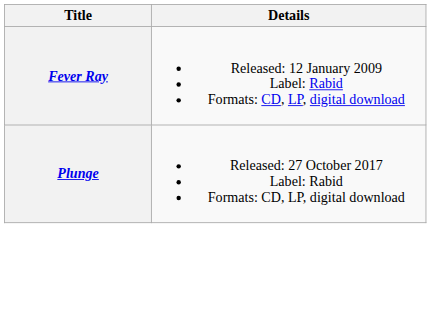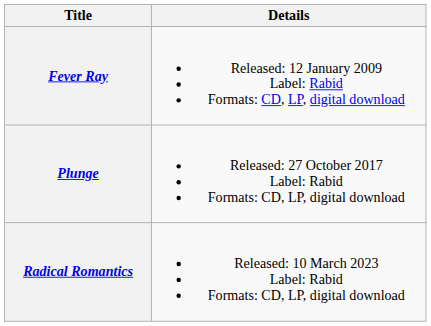+ row: (78, 271)
